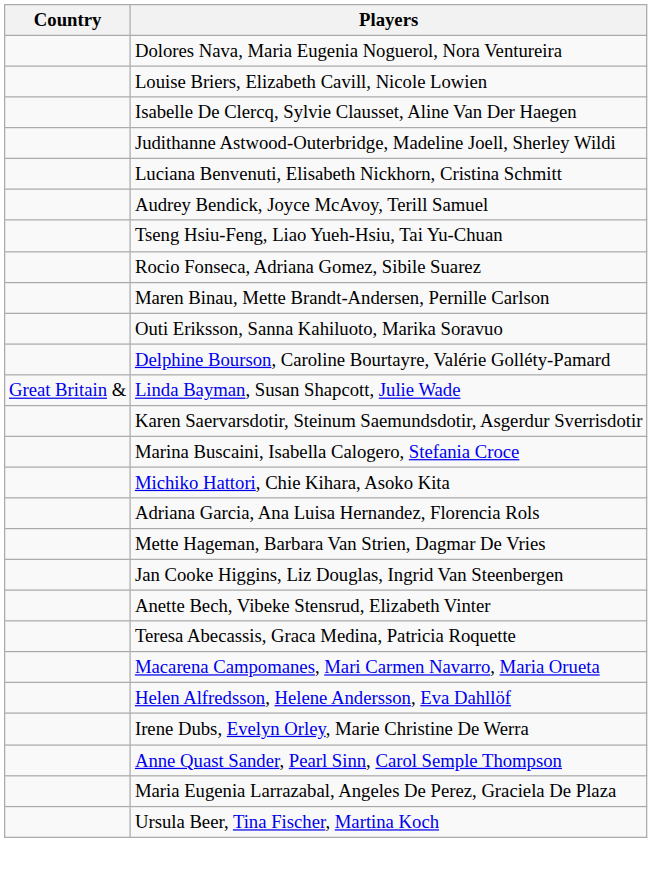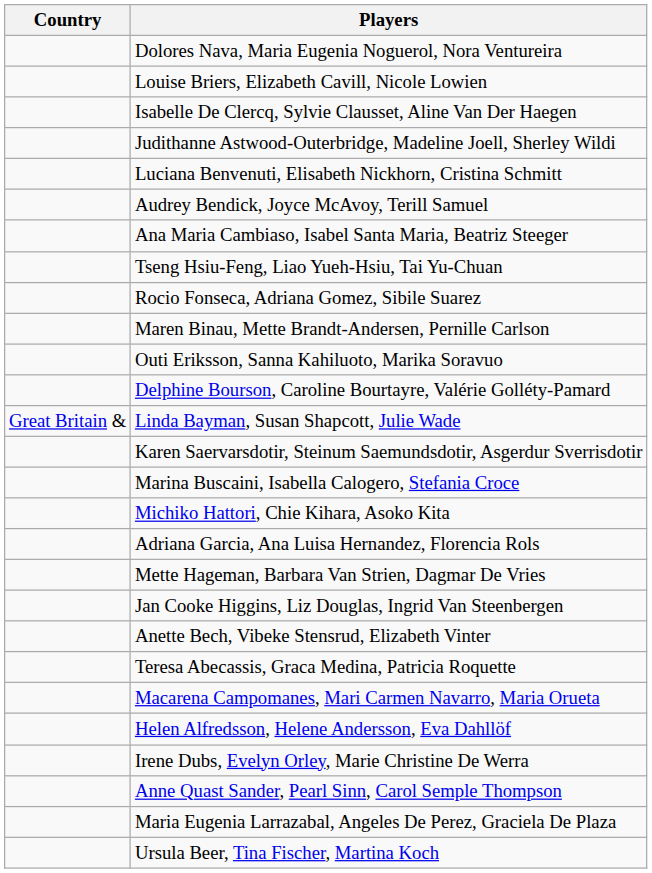+ row: (351, 235)
